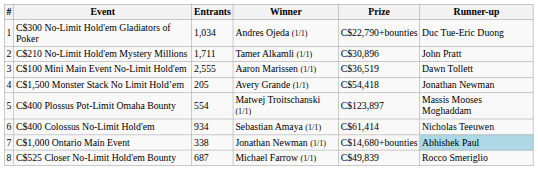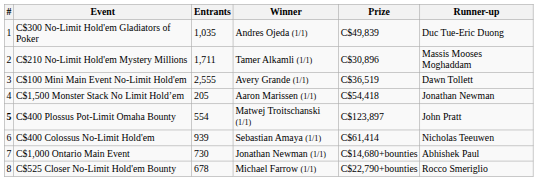(205, 33) 1,034 -> (205, 33) 1,035
(379, 33) C$22,790+bounties -> (360, 33) C$49,839
(442, 54) John Pratt -> (452, 59) Massis Mooses Moghaddam
(276, 69) Aaron Marissen (1/1) -> (272, 80) Avery Grande (1/1)
(272, 85) Avery Grande (1/1) -> (276, 96) Aaron Marissen (1/1)
(9, 106) normal -> (9, 117) bold
(452, 106) Massis Mooses Moghaddam -> (442, 117) John Pratt
(201, 127) 934 -> (201, 138) 939
(201, 142) 338 -> (201, 153) 730
(451, 142) lightblue background -> (451, 153) no background
(201, 158) 687 -> (201, 169) 678
(360, 158) C$49,839 -> (379, 169) C$22,790+bounties
